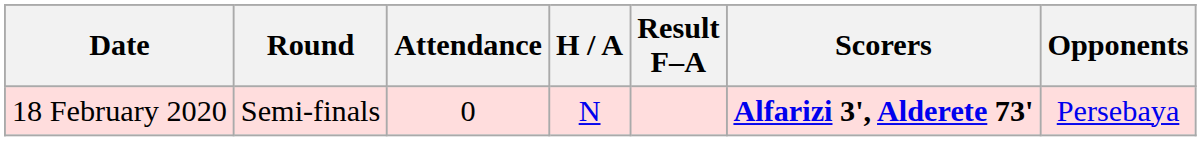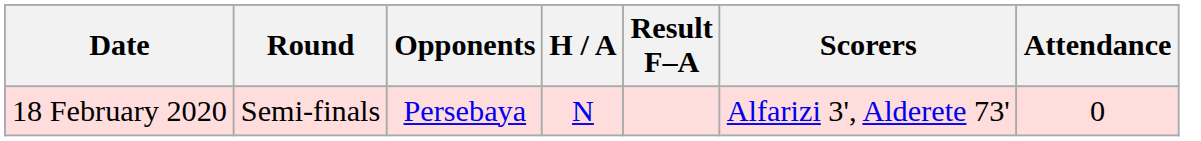columns swapped: (1118, 45) <-> (468, 45)
(883, 110) bold -> (868, 110) normal
